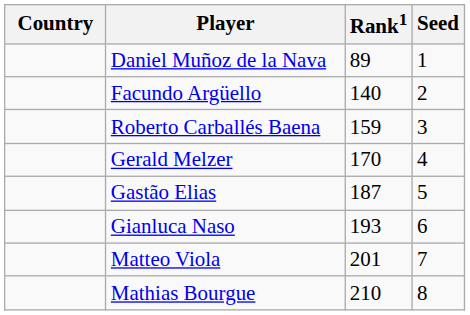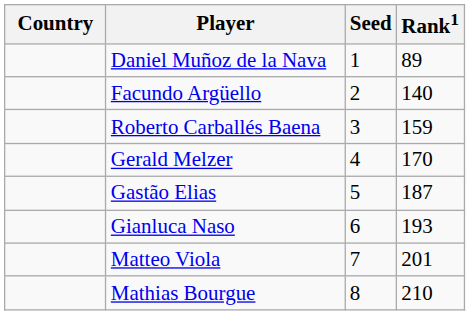columns swapped: (379, 23) <-> (438, 23)
